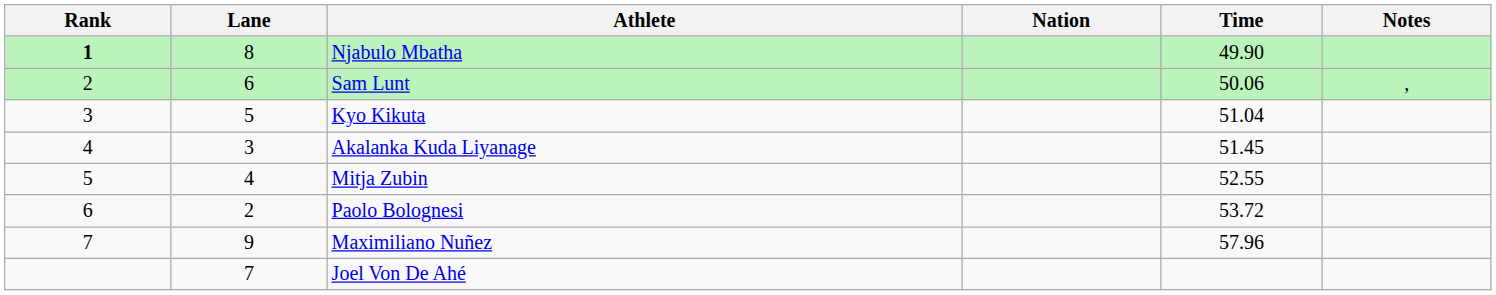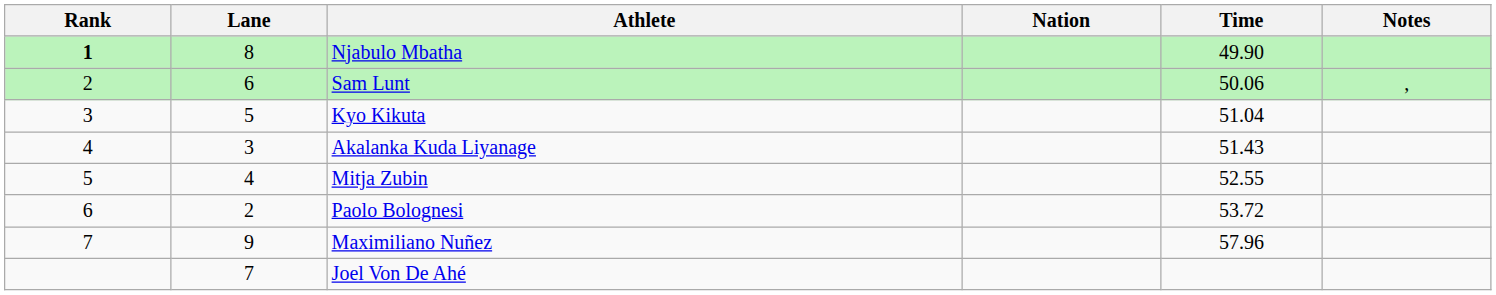(1241, 147) 51.45 -> (1241, 147) 51.43
